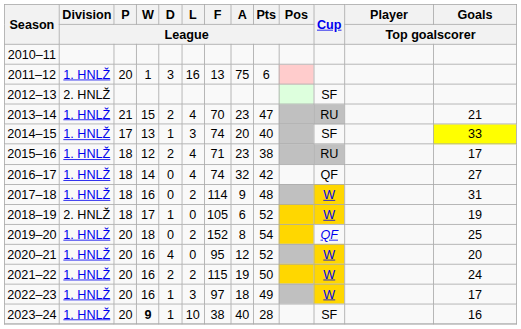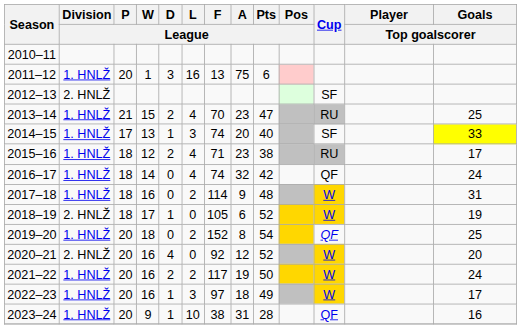(475, 114) 21 -> (475, 114) 25
(475, 174) 27 -> (475, 174) 24
(87, 254) 1. HNLŽ -> (87, 254) 2. HNLŽ
(218, 254) 95 -> (218, 254) 92
(218, 274) 115 -> (218, 274) 117
(148, 314) bold -> (148, 314) normal
(242, 314) 40 -> (242, 314) 31
(329, 314) SF -> (329, 314) QF
